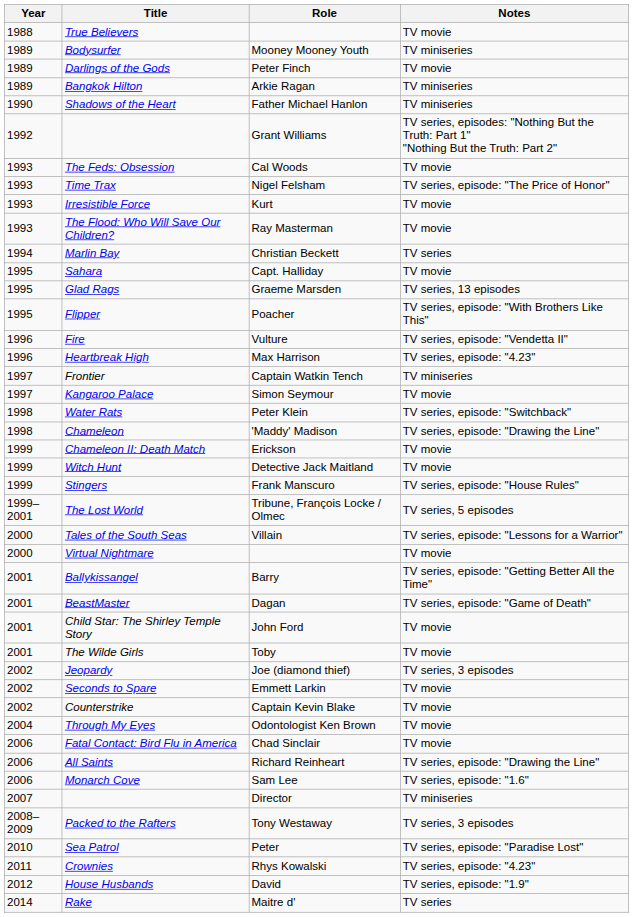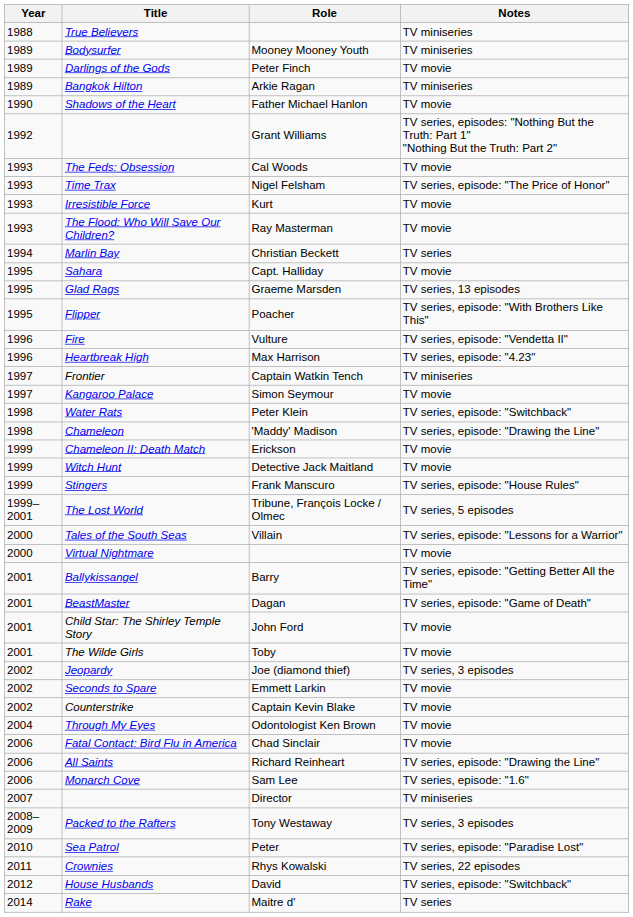(427, 31) TV movie -> (438, 31) TV miniseries
(438, 104) TV miniseries -> (427, 104) TV movie
(469, 866) TV series, episode: "4.23" -> (461, 866) TV series, 22 episodes
(466, 884) TV series, episode: "1.9" -> (487, 884) TV series, episode: "Switchback"
